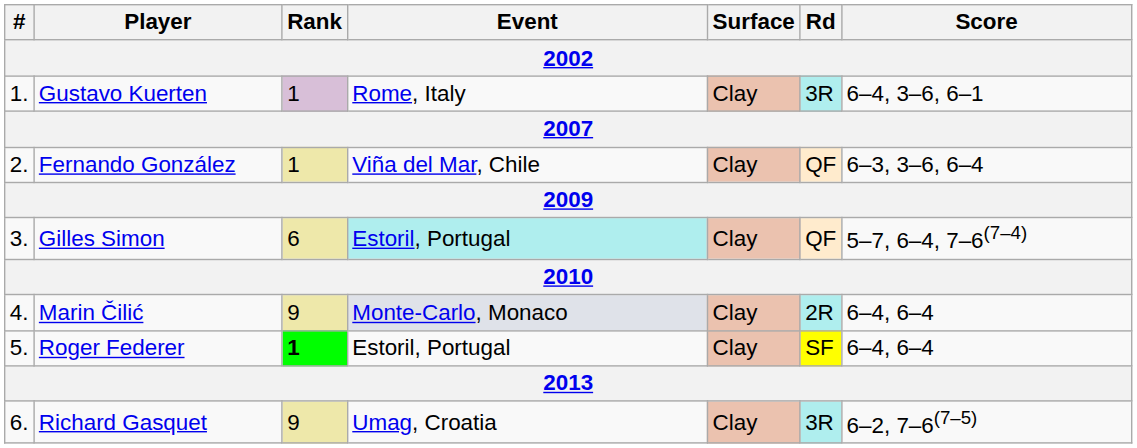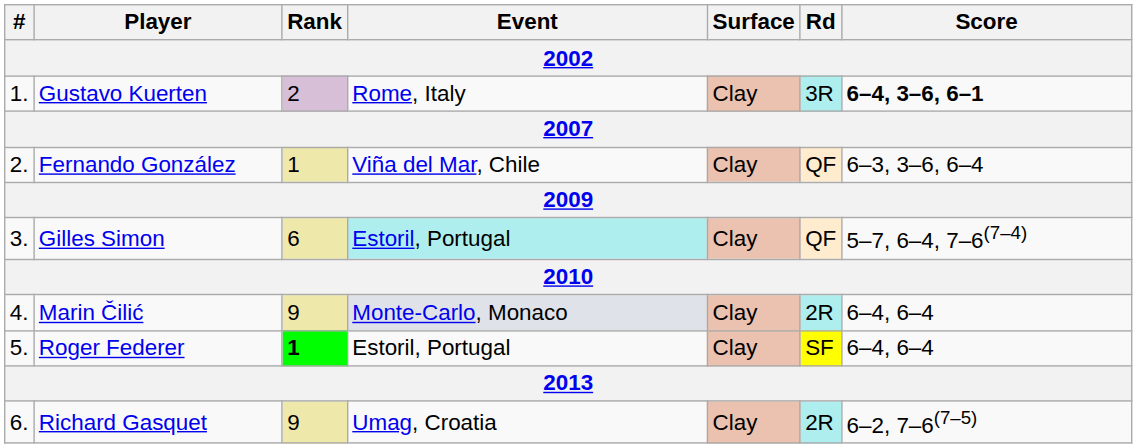(293, 93) 1 -> (293, 93) 2
(915, 93) normal -> (915, 93) bold
(819, 422) 3R -> (819, 422) 2R
